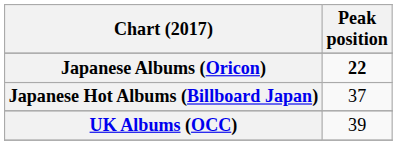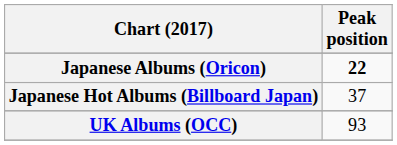(357, 125) 39 -> (357, 125) 93
